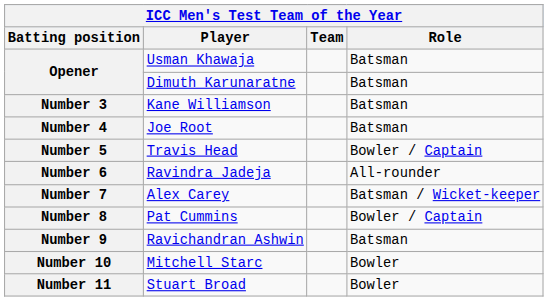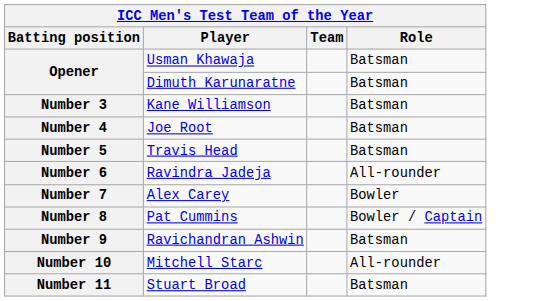(416, 151) Bowler / Captain -> (379, 151) Batsman
(445, 195) Batsman / Wicket-keeper -> (375, 195) Bowler
(375, 263) Bowler -> (396, 263) All-rounder
(375, 285) Bowler -> (379, 285) Batsman
